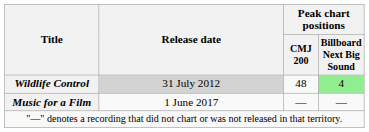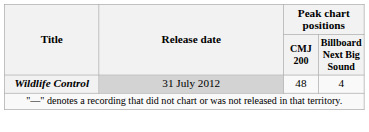(341, 84) lightgreen background -> (341, 84) no background
- row: (52, 101)
